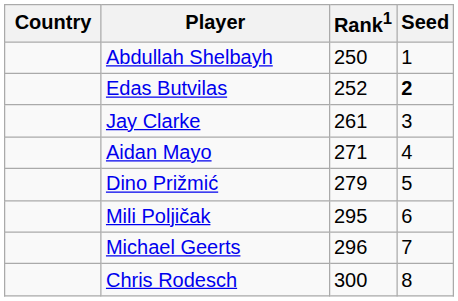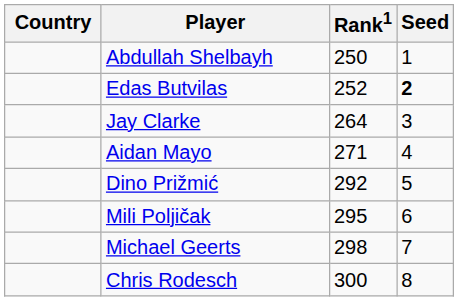(351, 120) 261 -> (351, 120) 264
(351, 184) 279 -> (351, 184) 292
(351, 247) 296 -> (351, 247) 298
